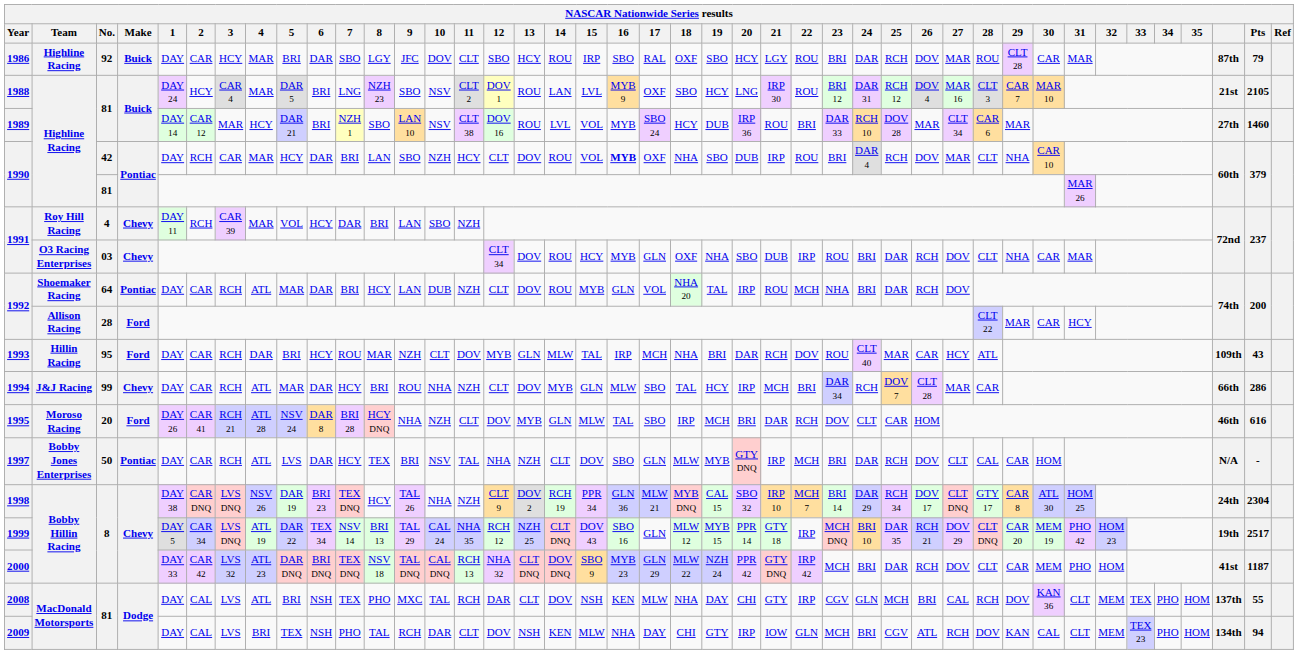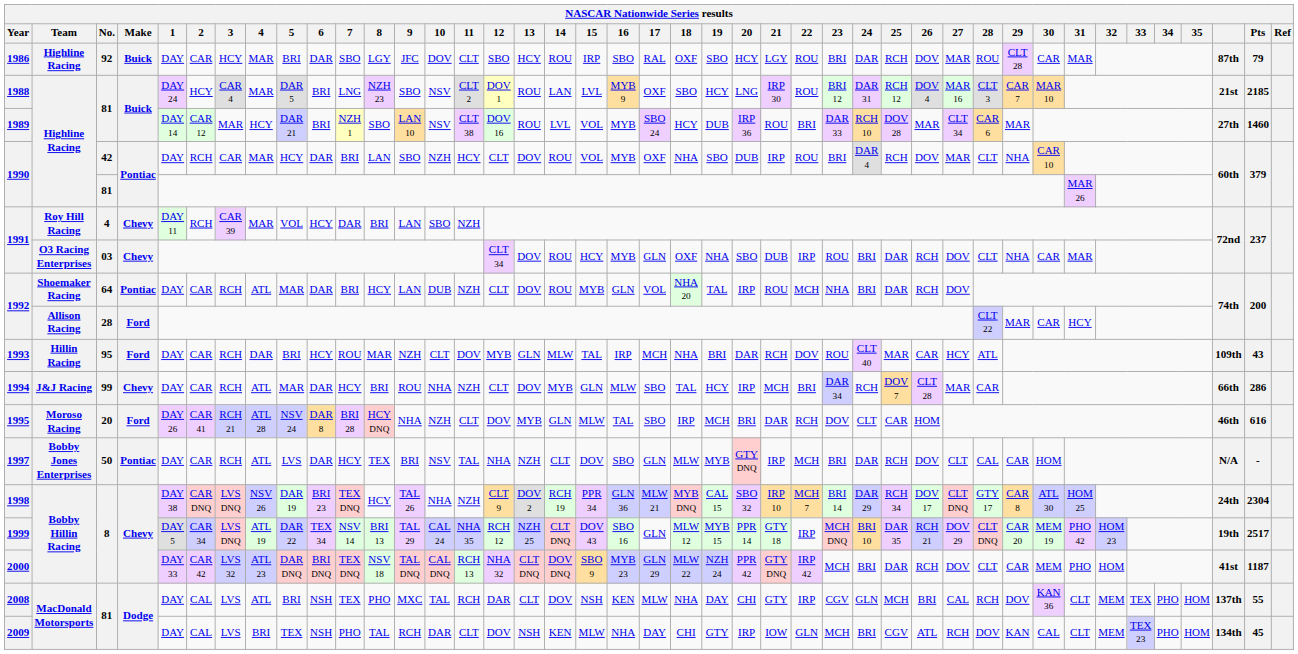(1258, 92) 2105 -> (1258, 92) 2185
(623, 157) bold -> (623, 157) normal
(1258, 632) 94 -> (1258, 632) 45
